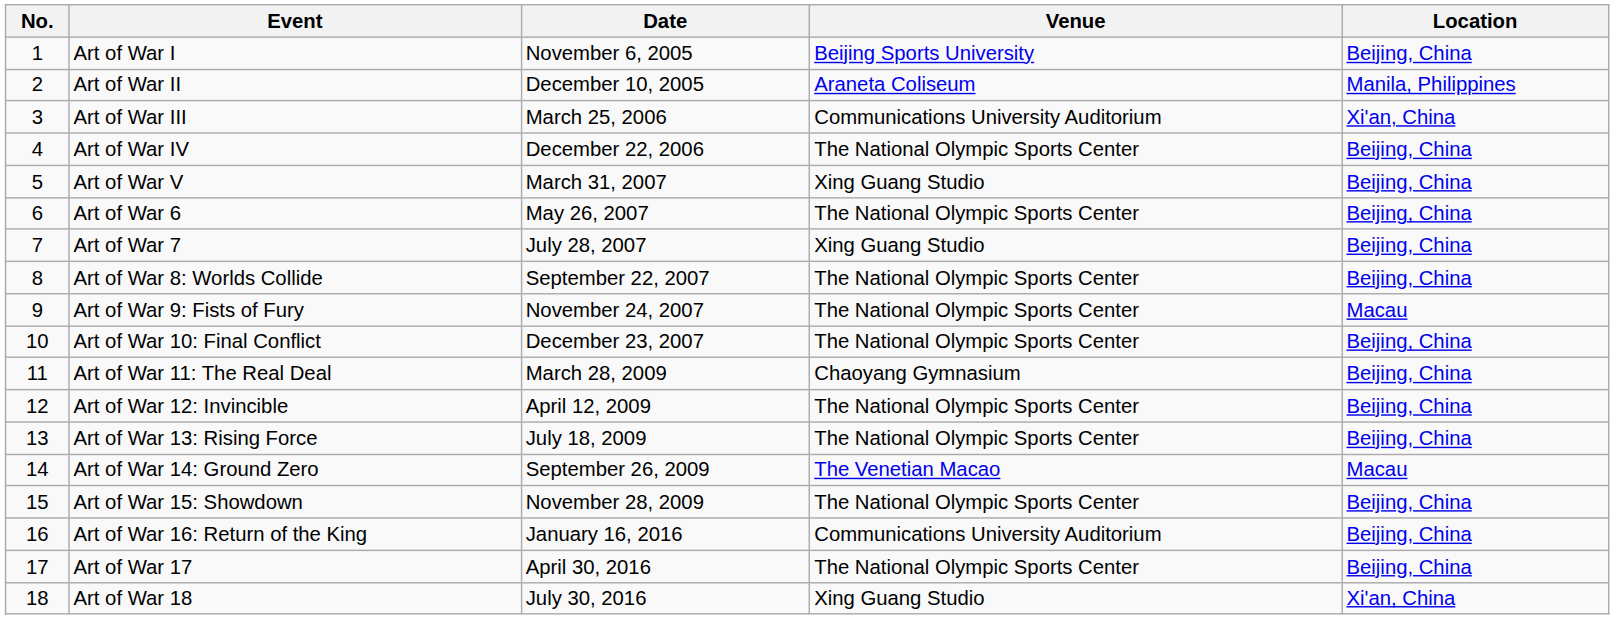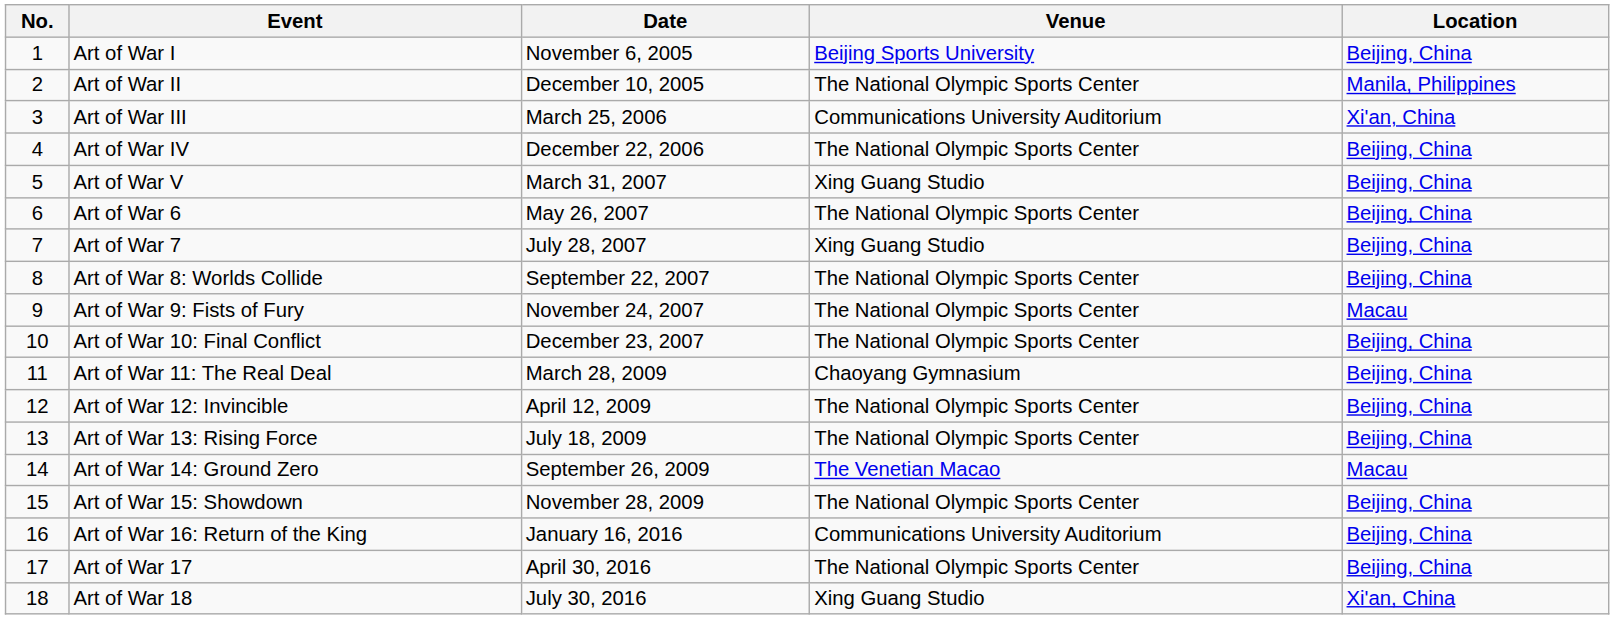(895, 85) Araneta Coliseum -> (977, 85) The National Olympic Sports Center
